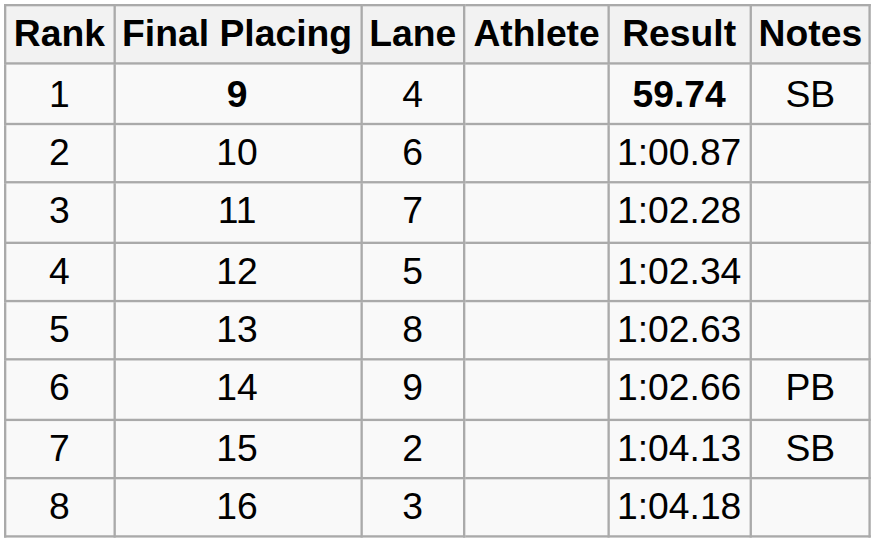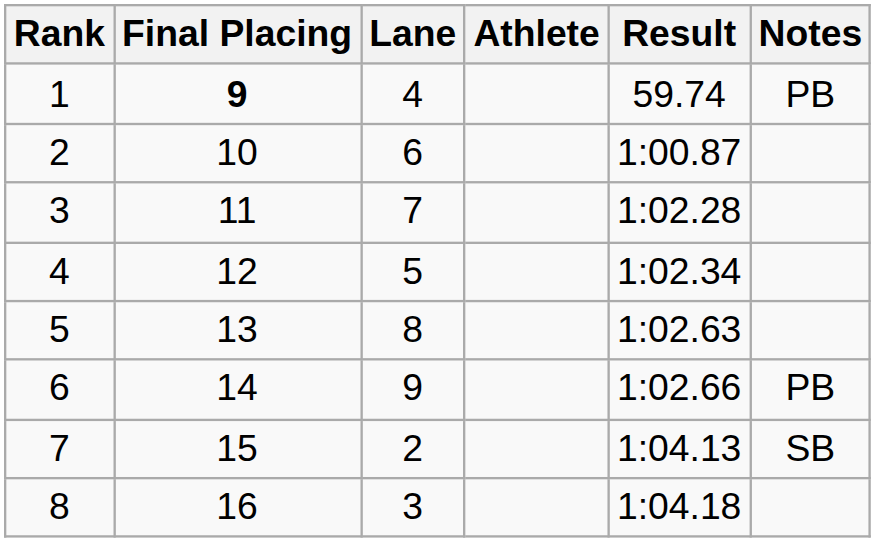(679, 93) bold -> (679, 93) normal
(810, 93) SB -> (810, 93) PB
